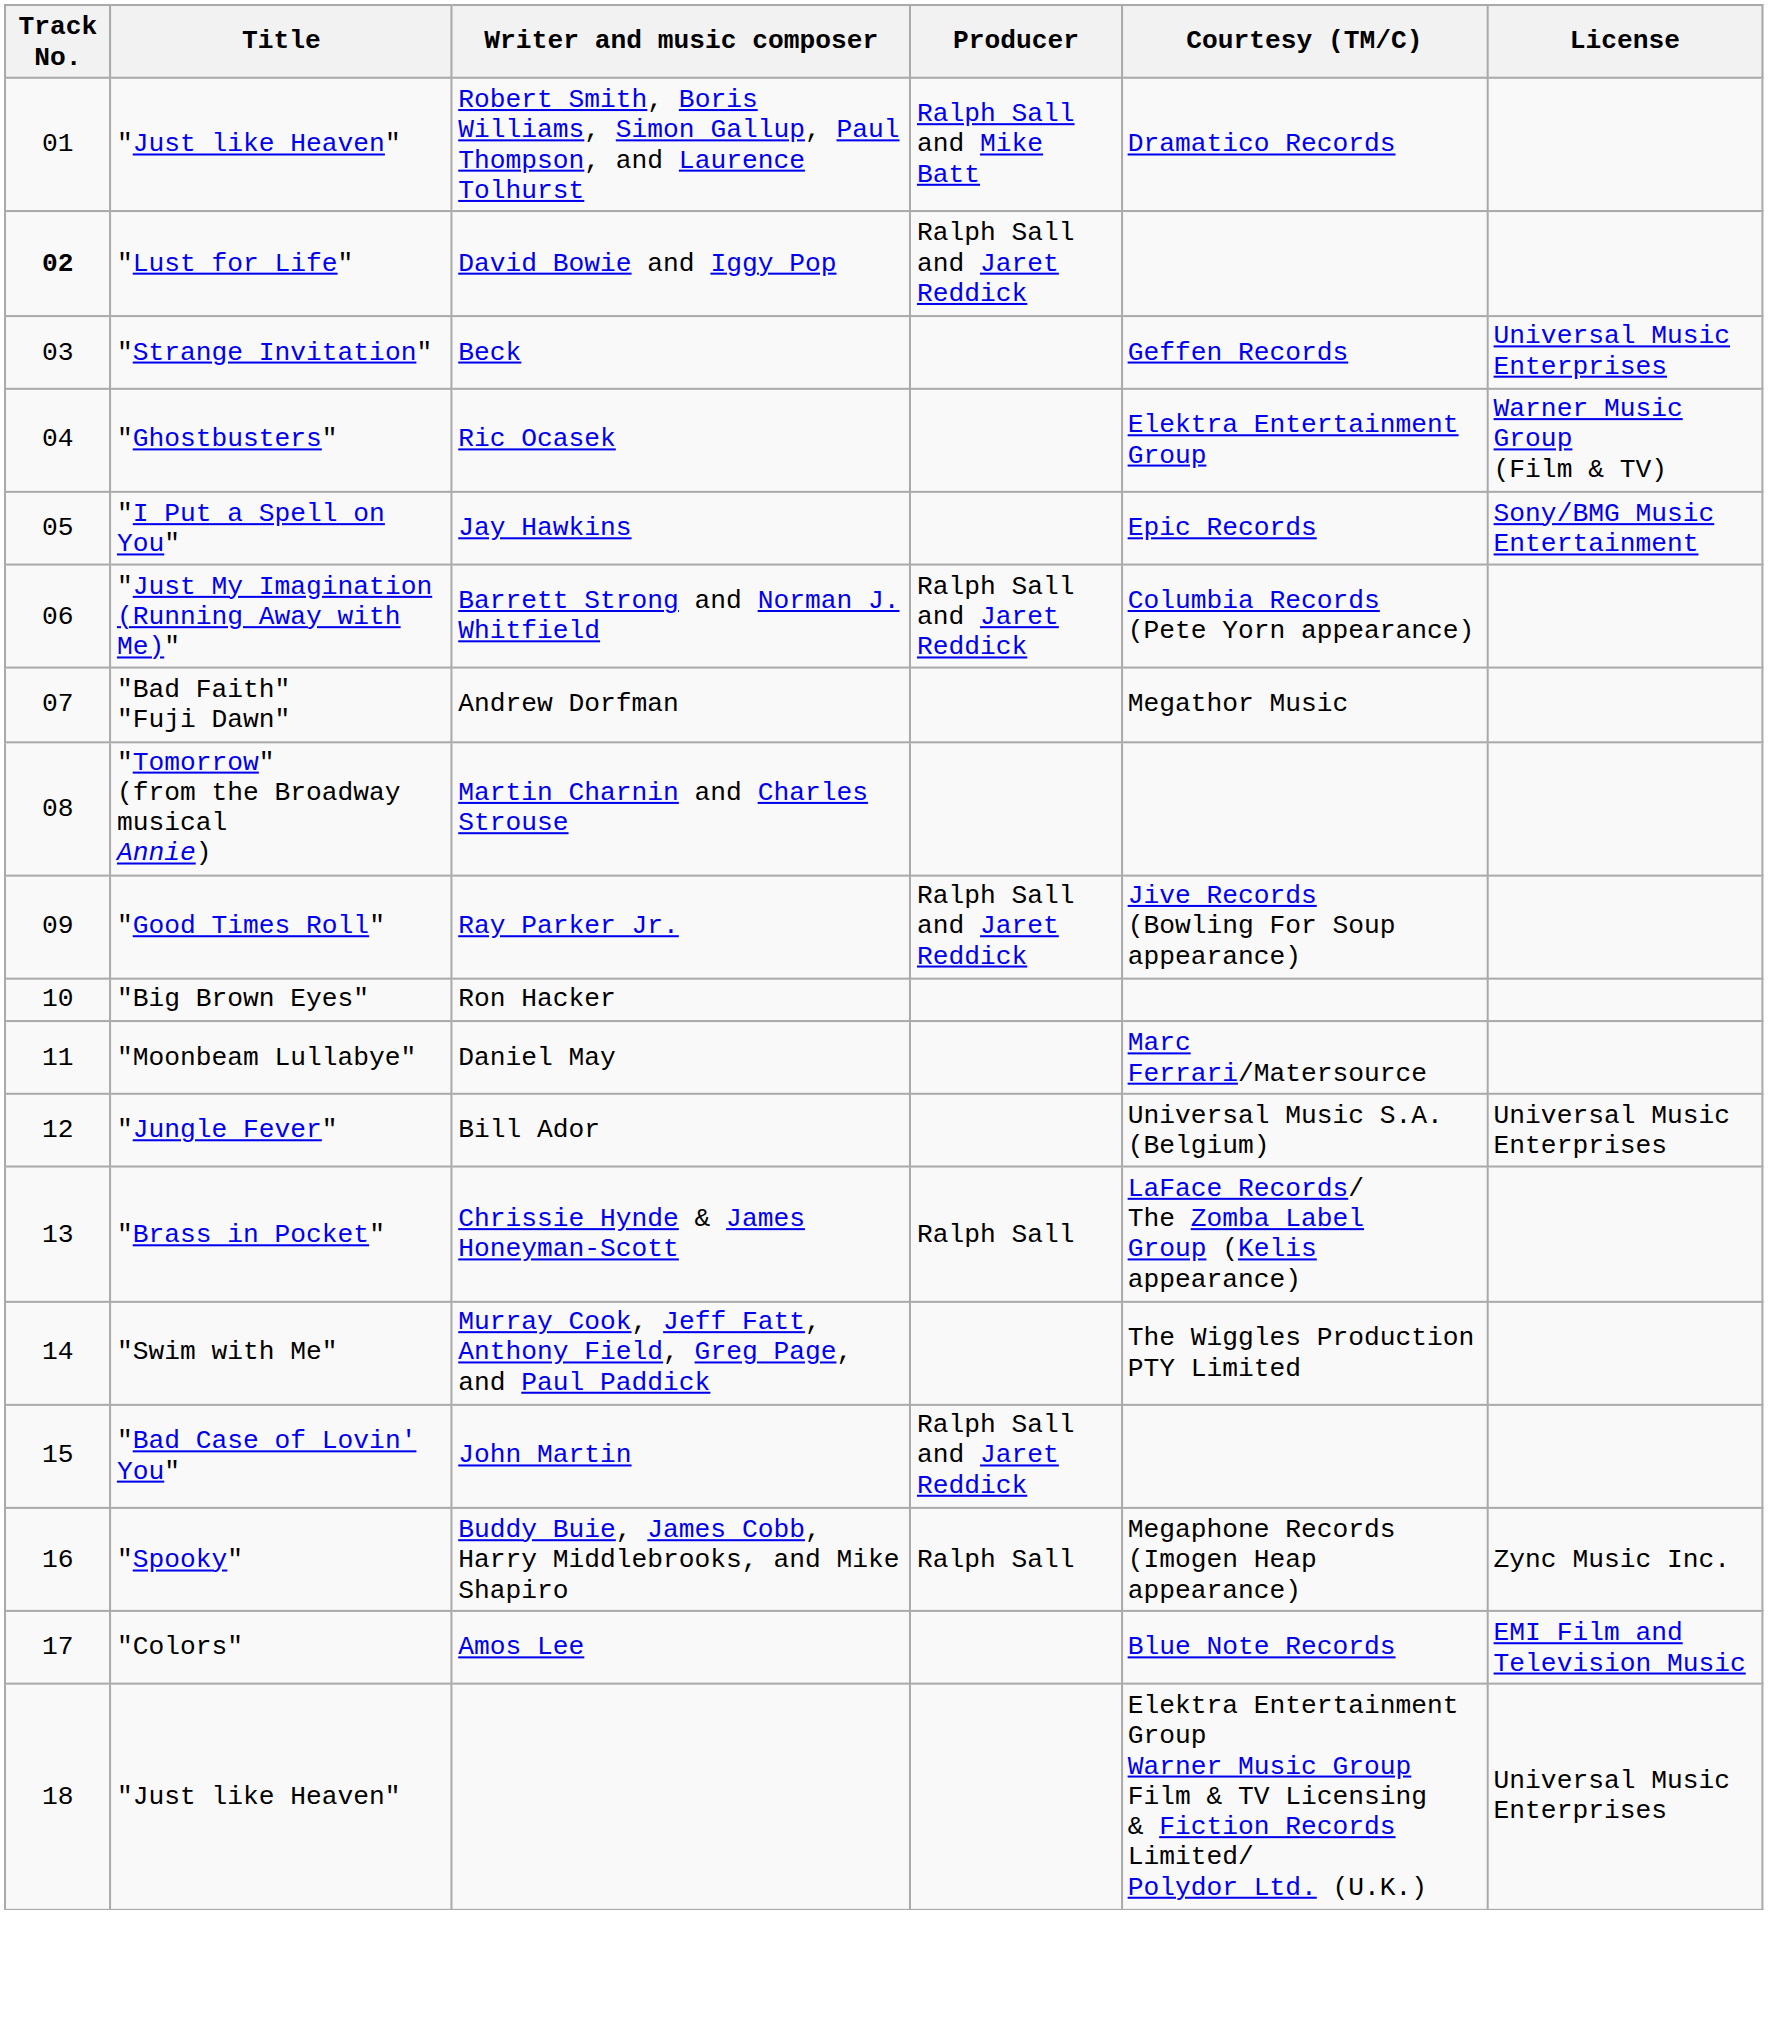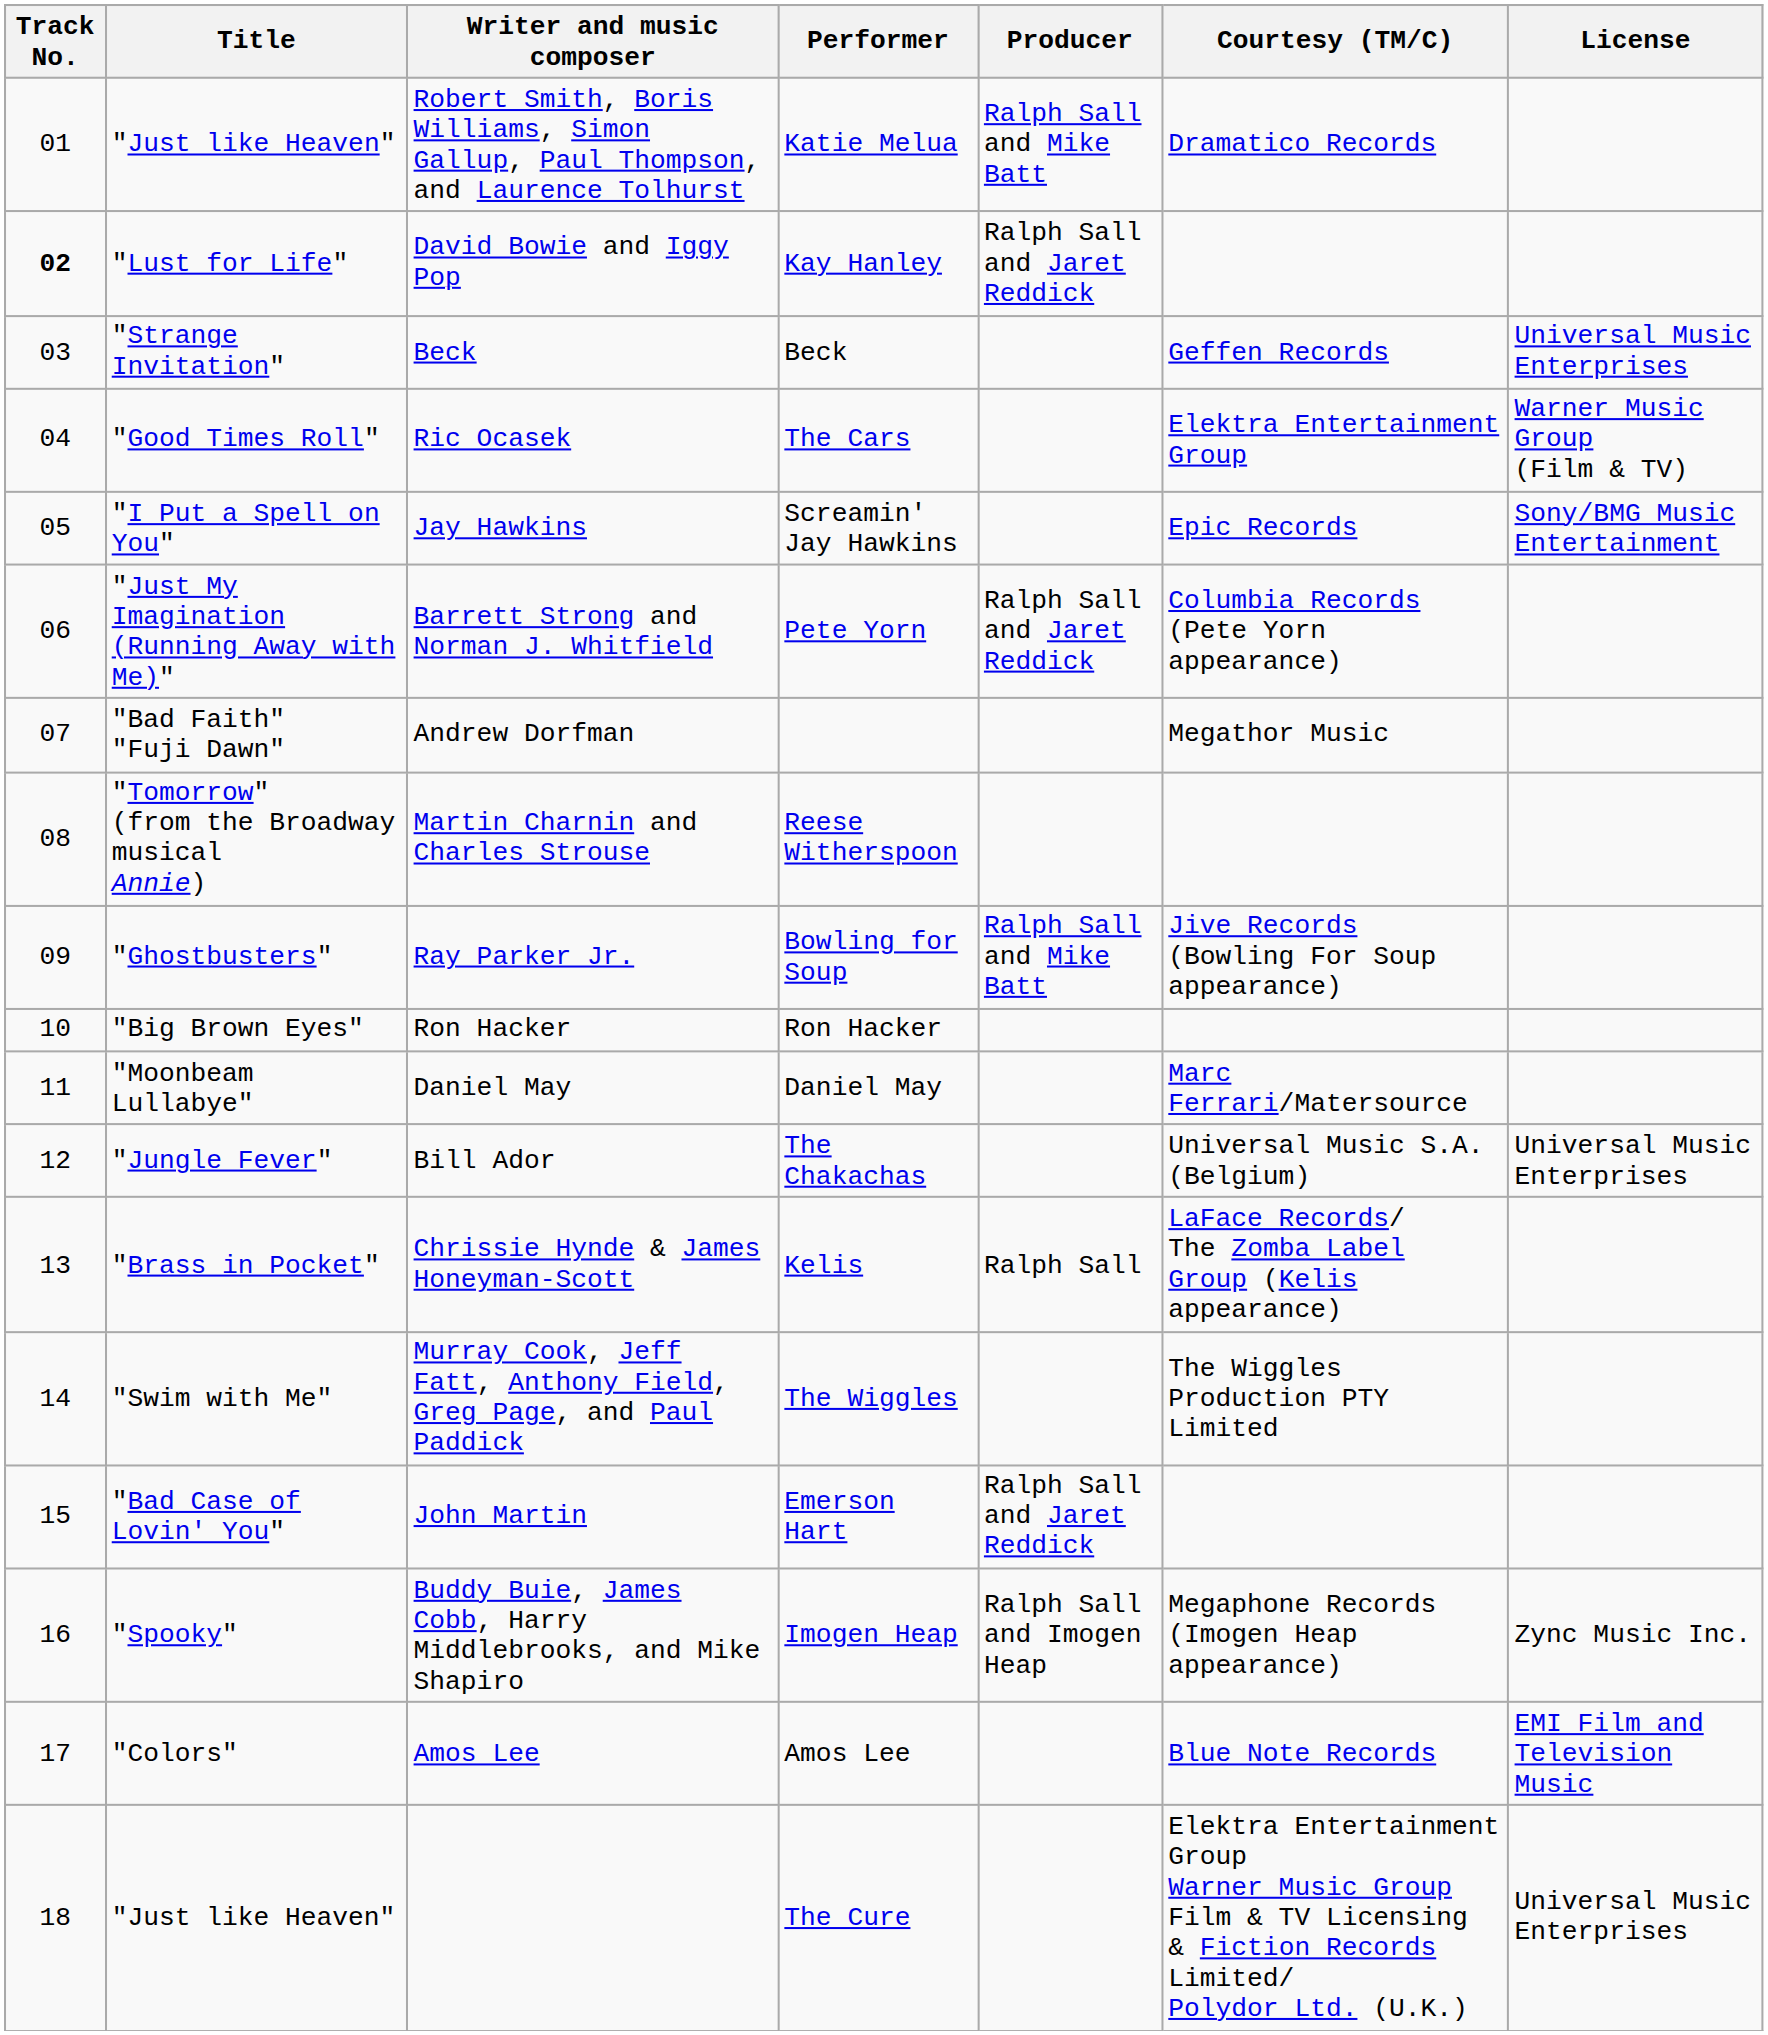+ column: (878, 42)
(227, 440) "Ghostbusters" -> (246, 440) "Good Times Roll"
(251, 927) "Good Times Roll" -> (222, 957) "Ghostbusters"
(996, 927) Ralph Sall and Jaret Reddick -> (1063, 957) Ralph Sall and Mike Batt
(996, 1560) Ralph Sall -> (1063, 1635) Ralph Sall and Imogen Heap
